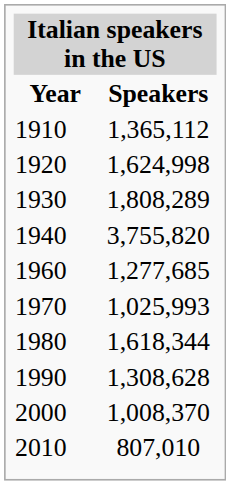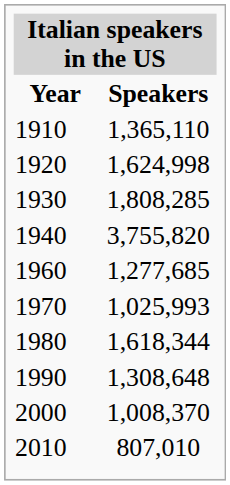(158, 129) 1,365,112 -> (158, 129) 1,365,110
(158, 200) 1,808,289 -> (158, 200) 1,808,285
(158, 377) 1,308,628 -> (158, 377) 1,308,648
